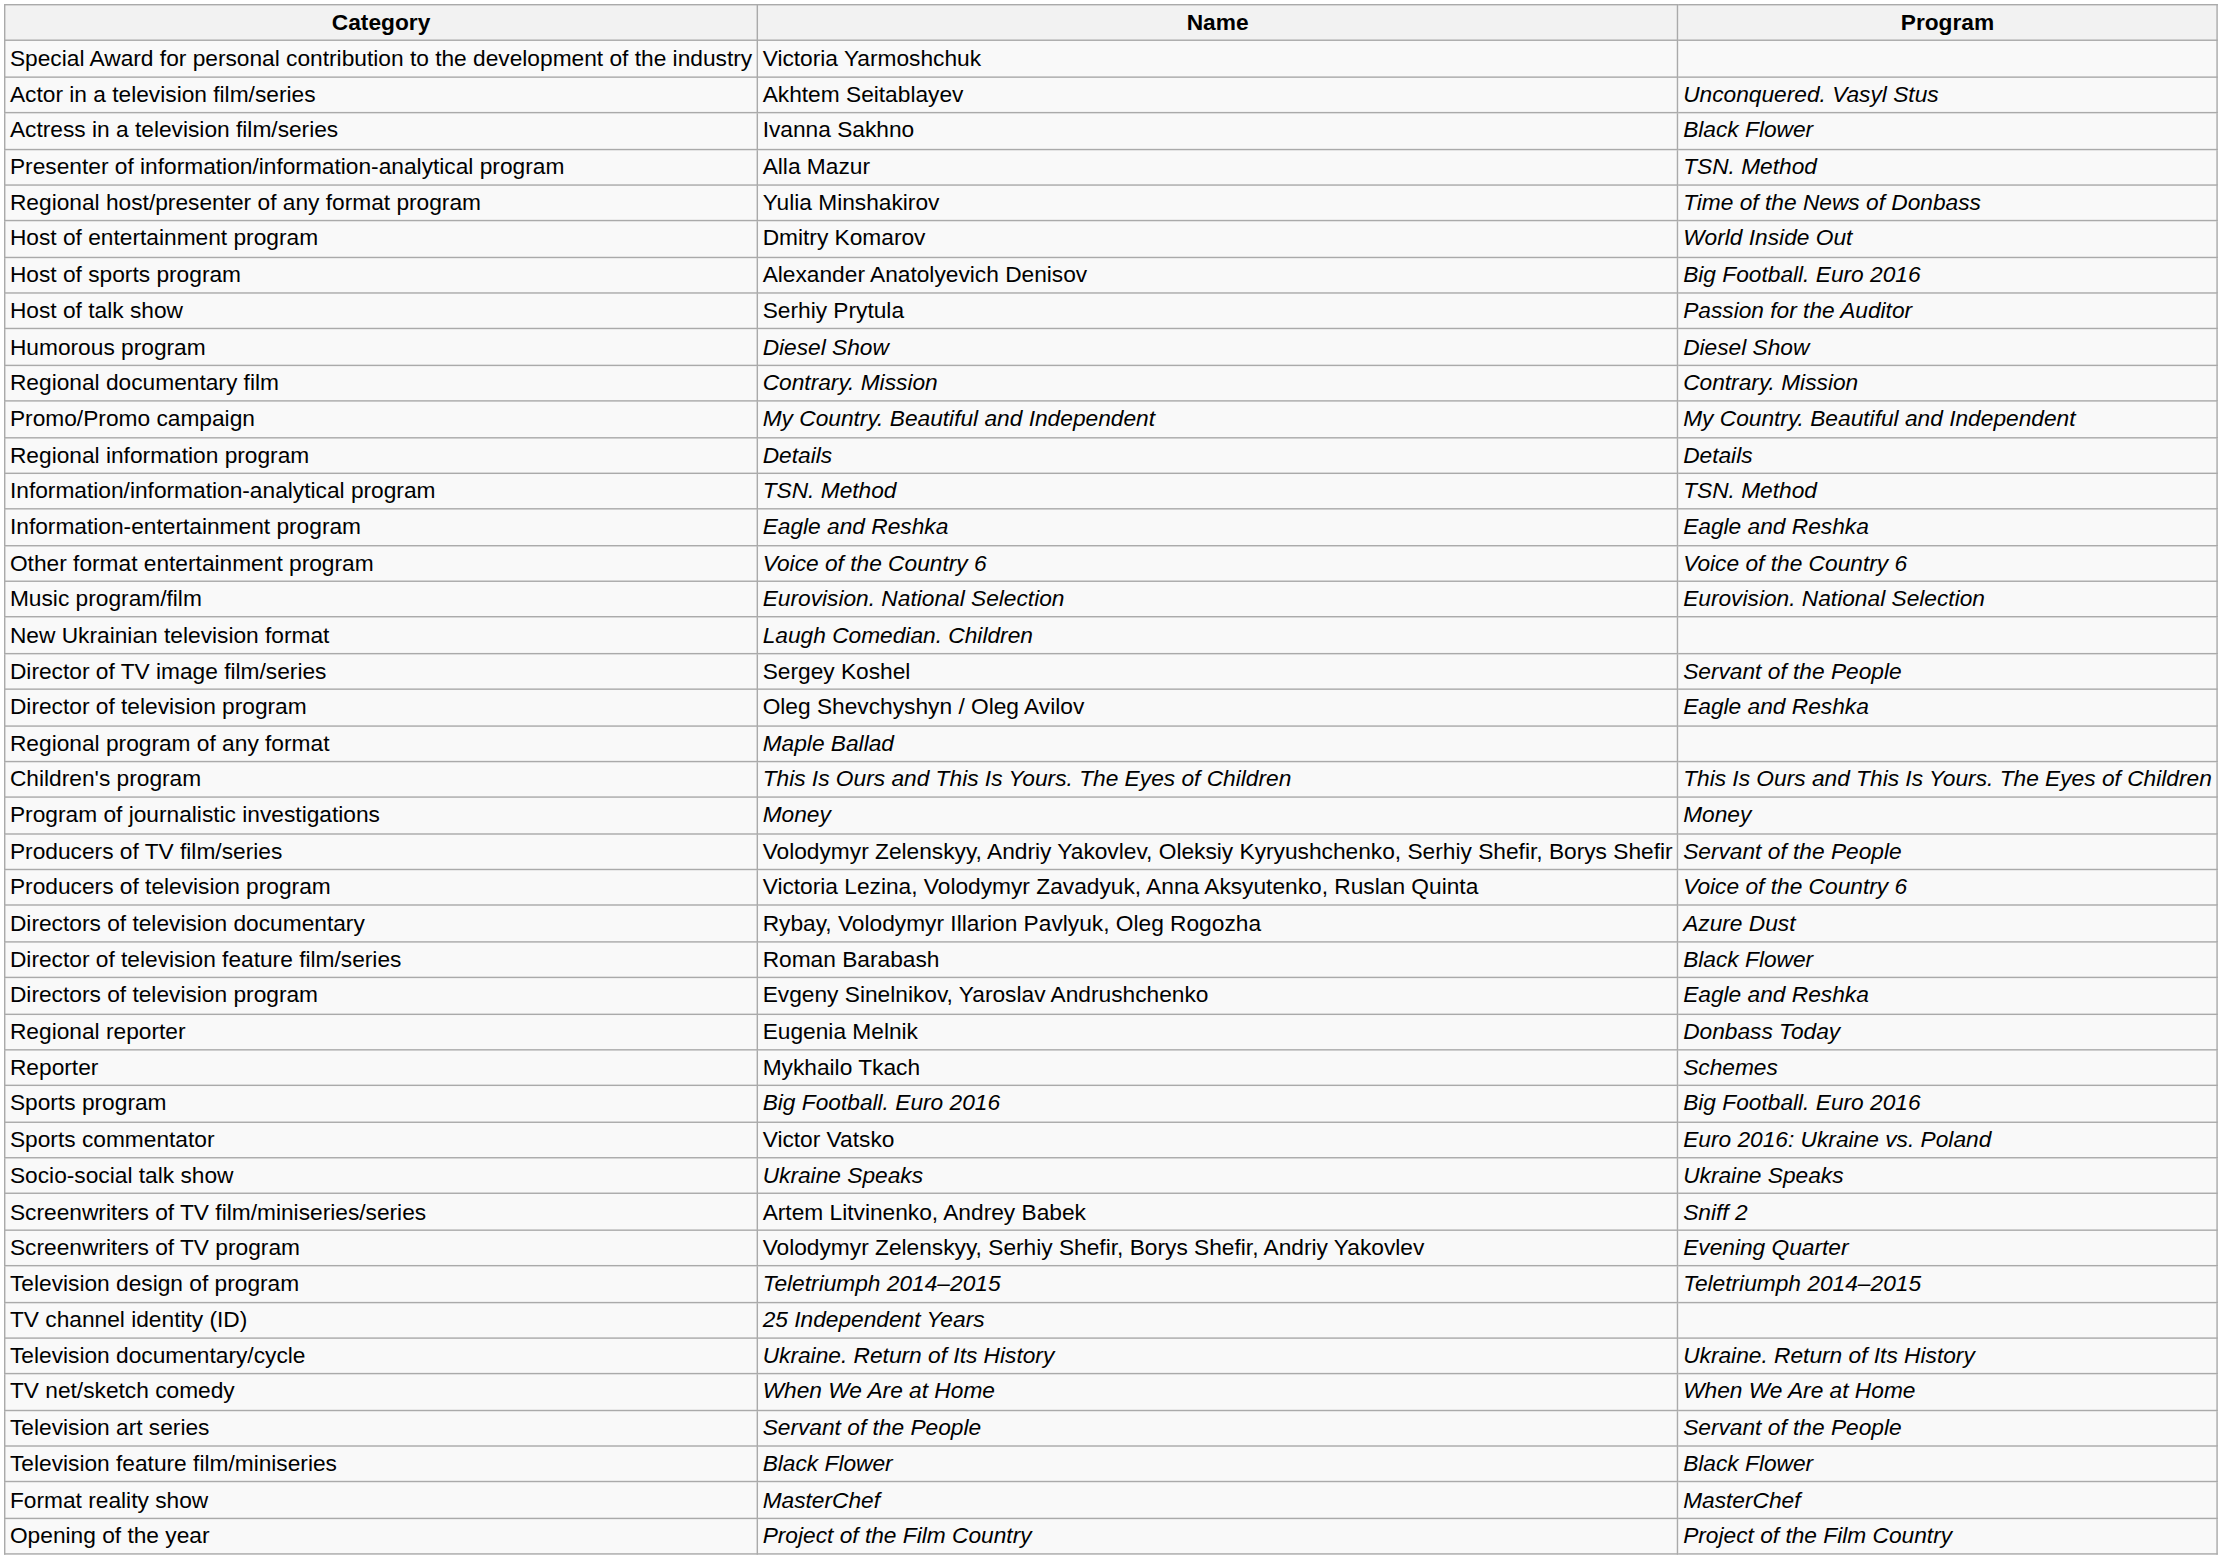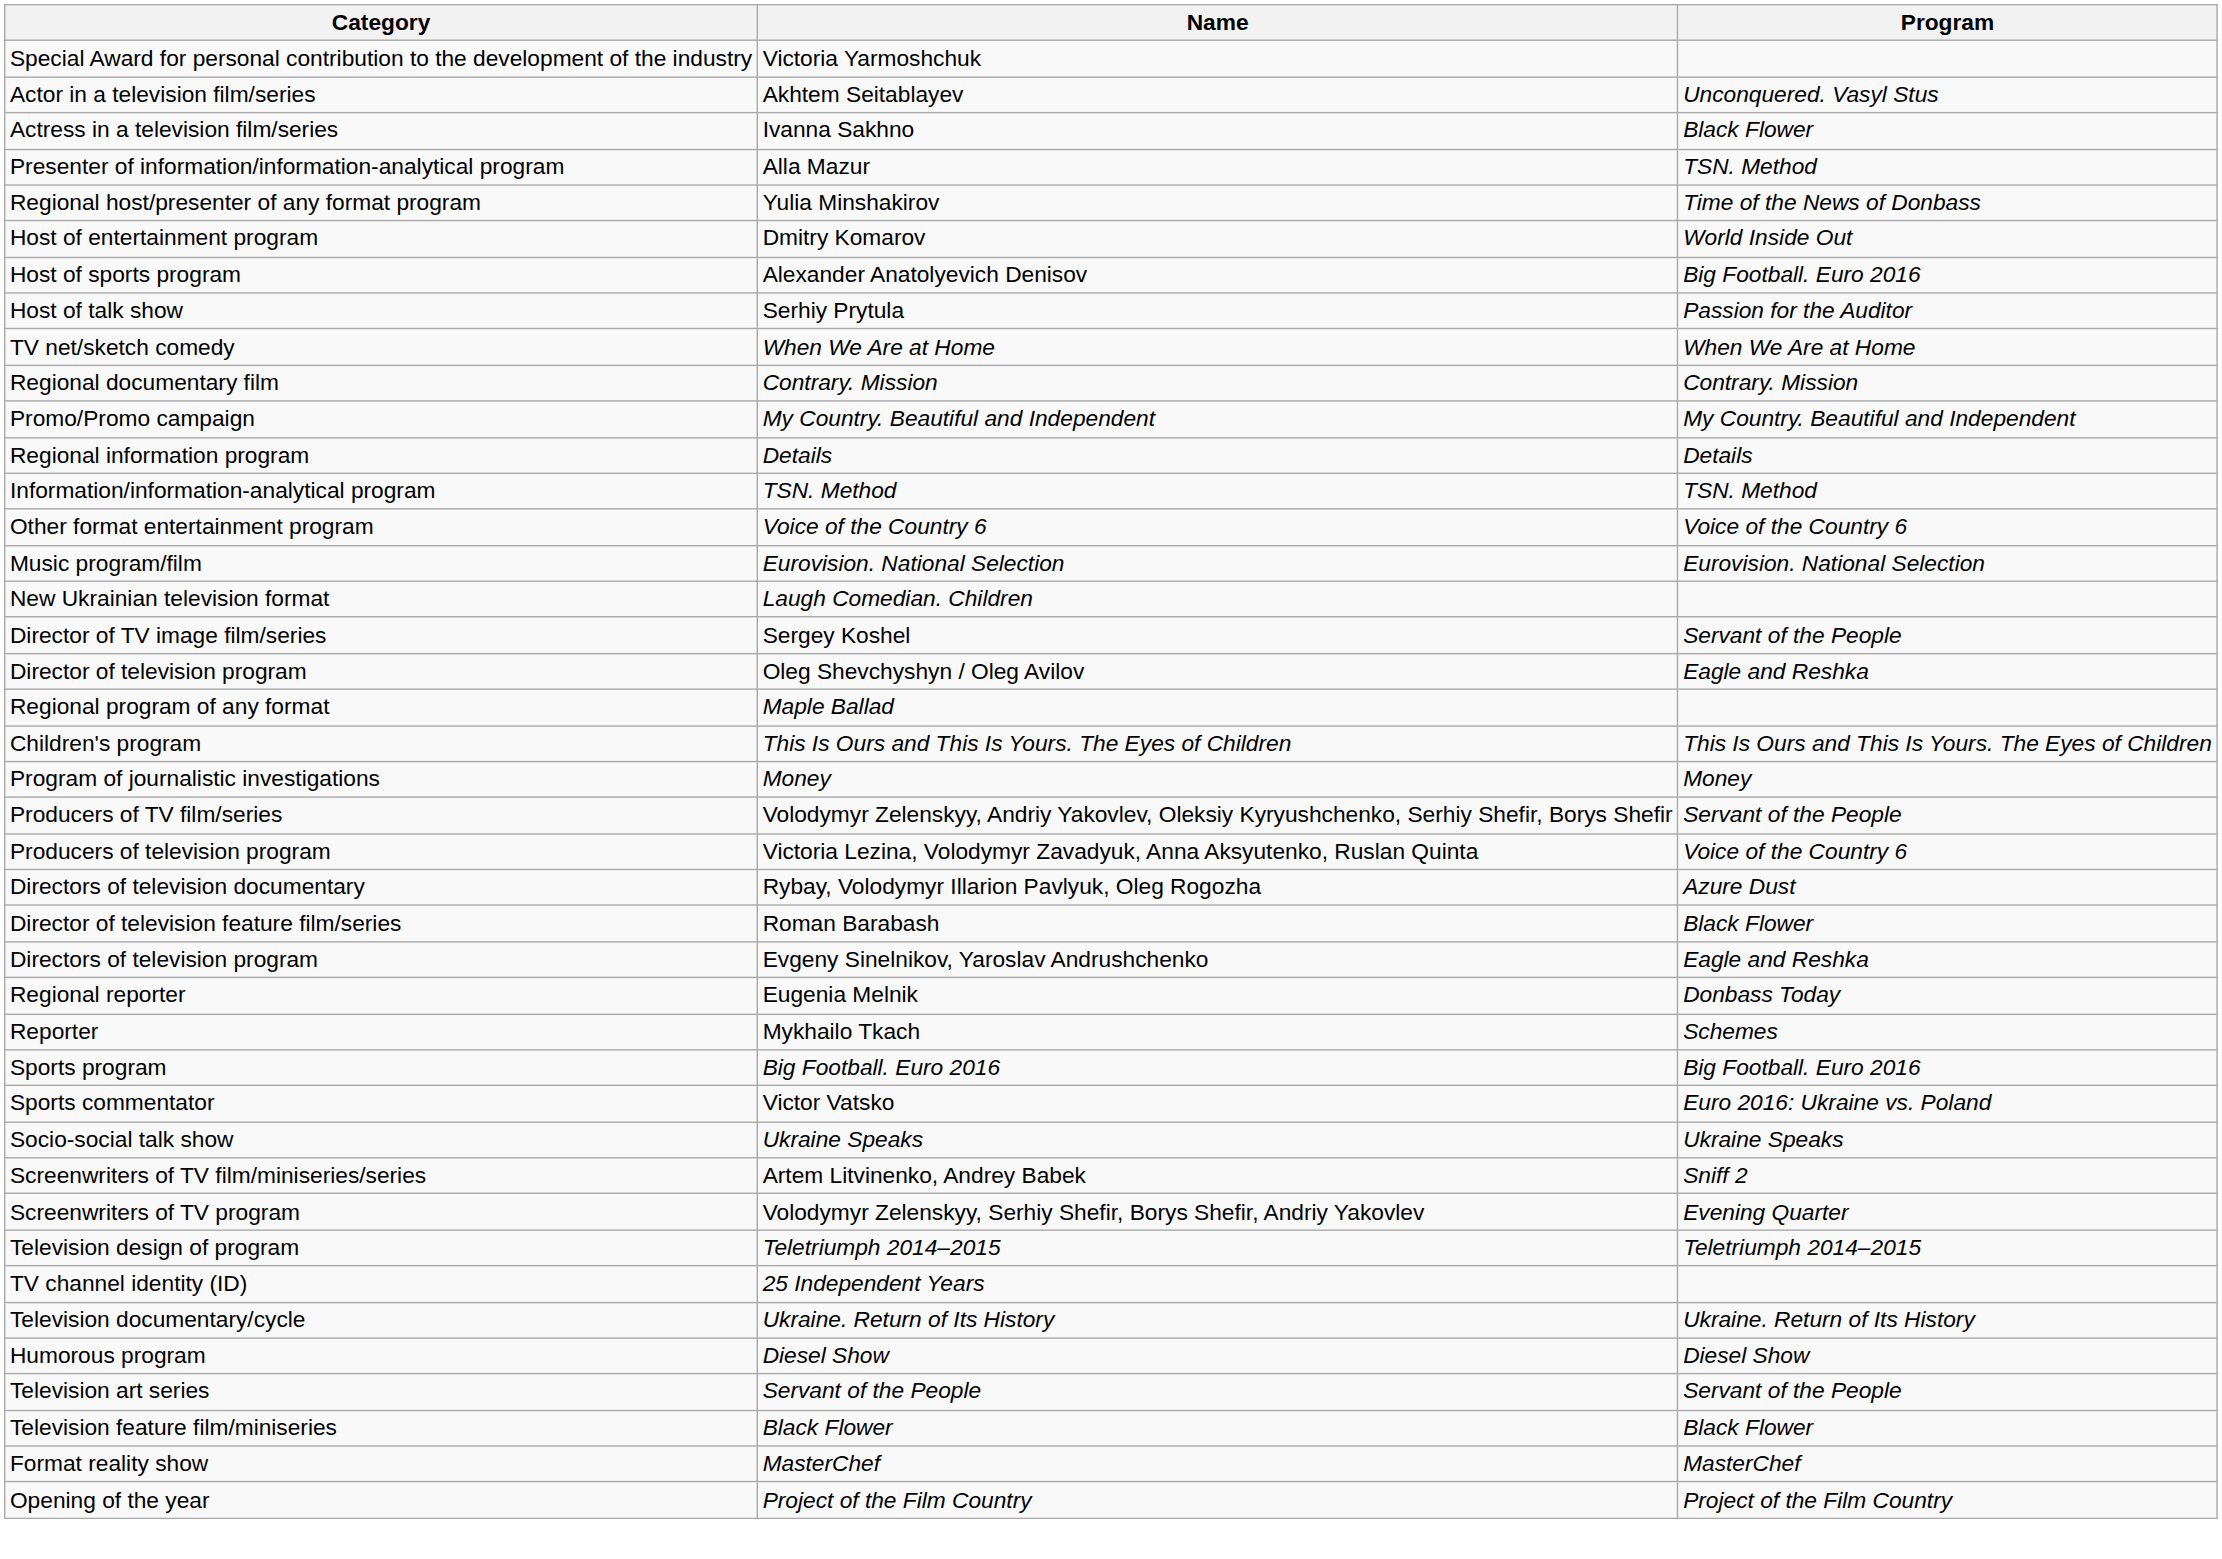rows swapped: (108, 346) <-> (122, 1391)
- row: (185, 526)
